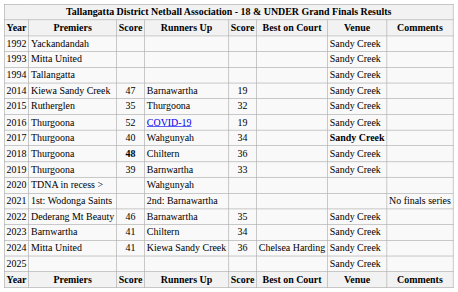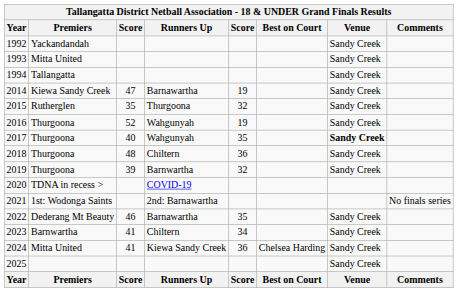(169, 122) COVID-19 -> (170, 122) Wahgunyah
(243, 138) 34 -> (243, 138) 35
(131, 153) bold -> (131, 153) normal
(243, 169) 33 -> (243, 169) 32
(170, 185) Wahgunyah -> (169, 185) COVID-19
